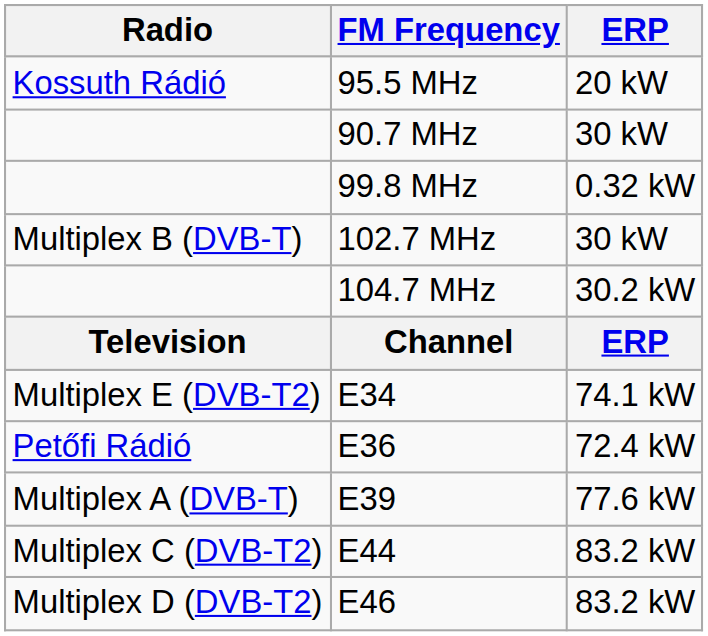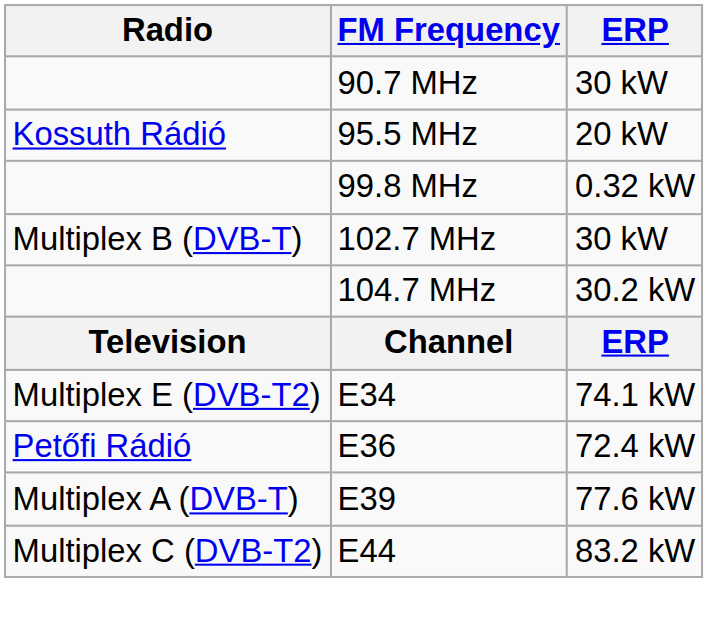rows swapped: (408, 134) <-> (408, 82)
- row: (367, 602)
